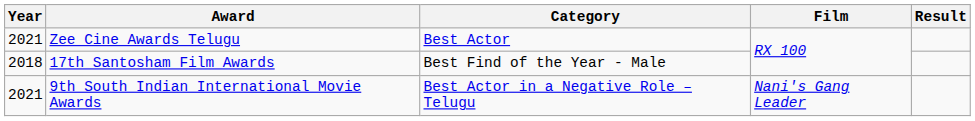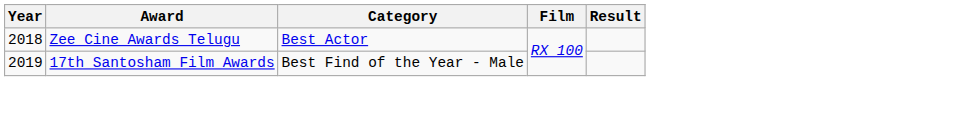(25, 40) 2021 -> (25, 40) 2018
(25, 63) 2018 -> (25, 63) 2019
- row: (205, 95)
